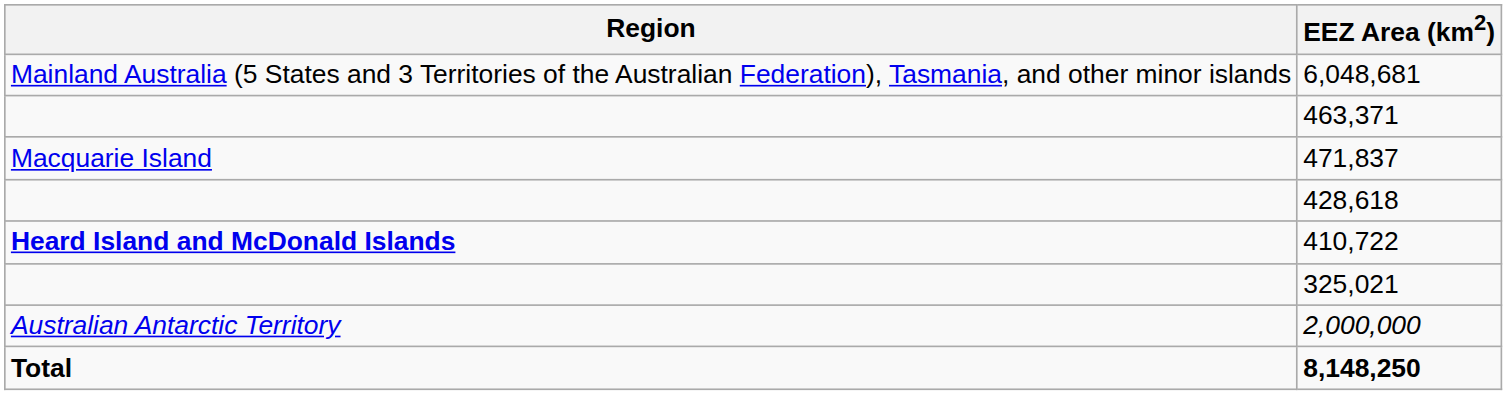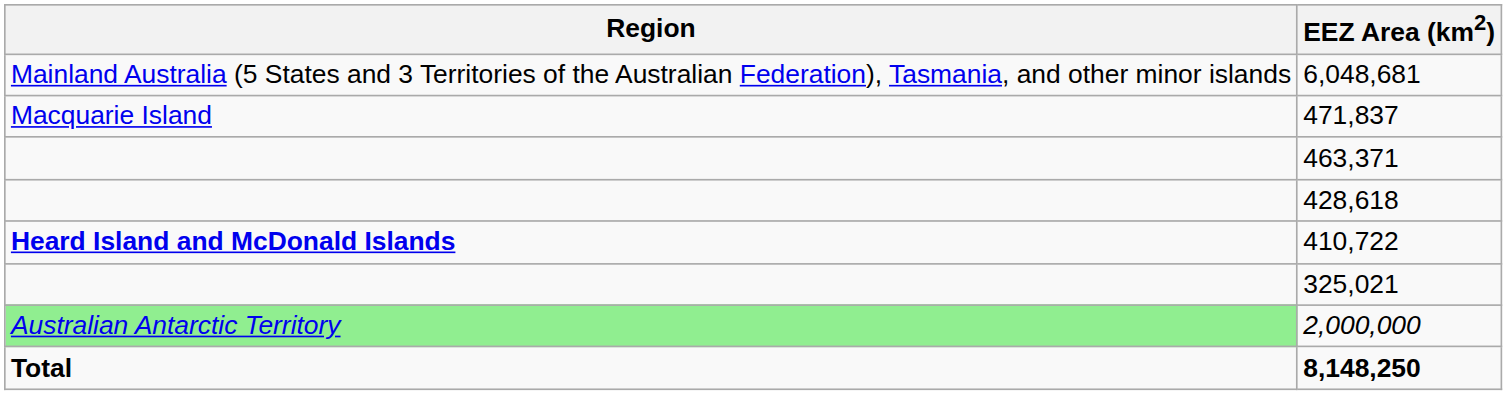rows swapped: (1351, 158) <-> (1351, 116)
(176, 325) no background -> (176, 325) lightgreen background
